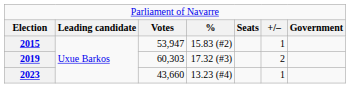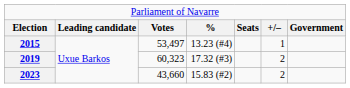(171, 43) 53,947 -> (171, 43) 53,497
(211, 43) 15.83 (#2) -> (211, 43) 13.23 (#4)
(171, 59) 60,303 -> (171, 59) 60,323
(211, 75) 13.23 (#4) -> (211, 75) 15.83 (#2)
(283, 75) 1 -> (283, 75) 2
